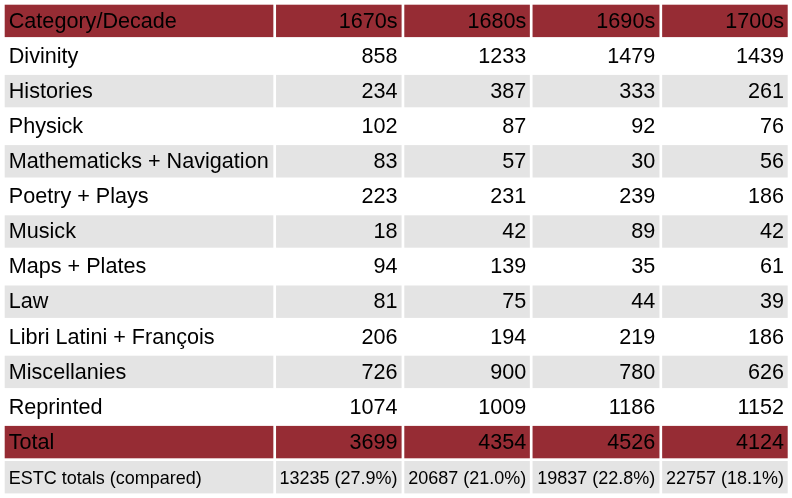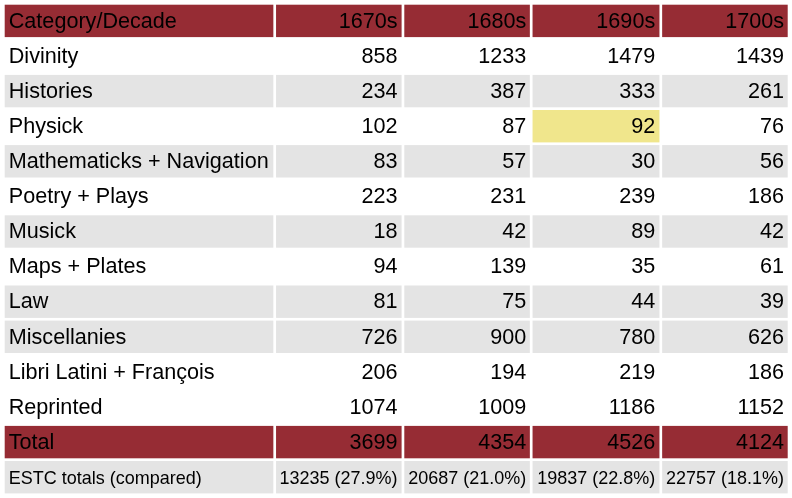(643, 126) no background -> (643, 126) khaki background
rows swapped: (112, 336) <-> (68, 371)
